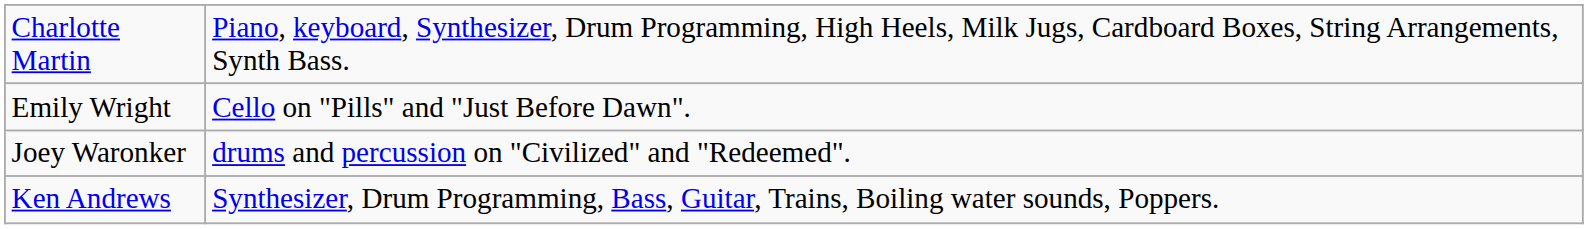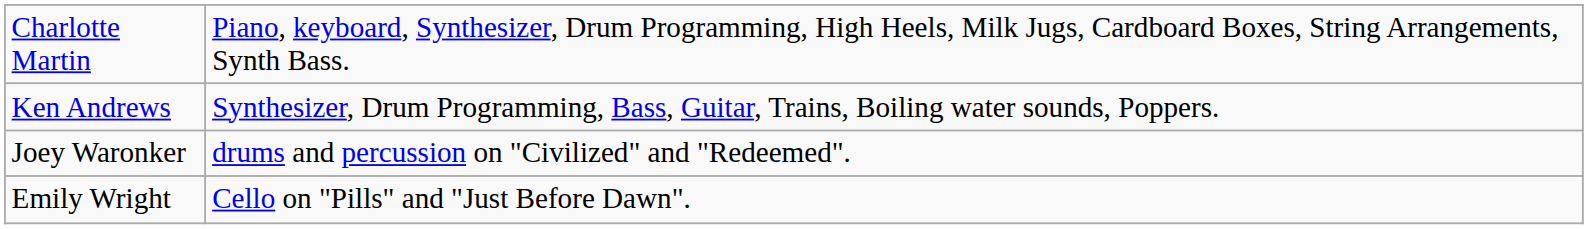rows swapped: (91, 198) <-> (91, 106)
